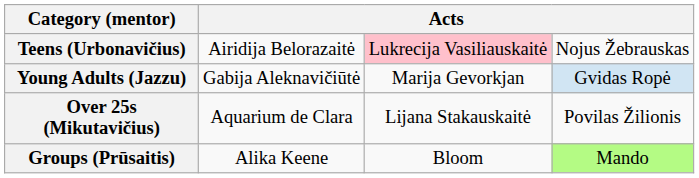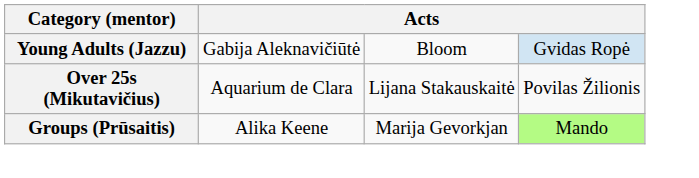- row: (102, 48)
(458, 78) Marija Gevorkjan -> (442, 48) Bloom
(458, 157) Bloom -> (442, 128) Marija Gevorkjan
